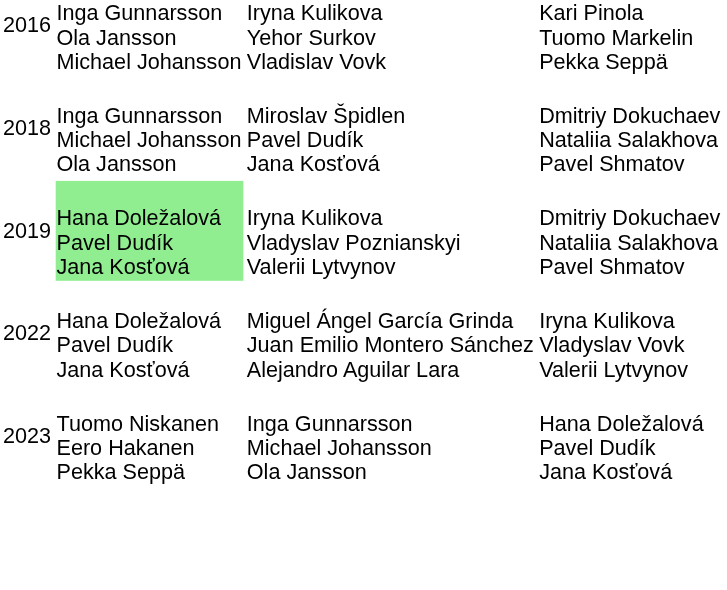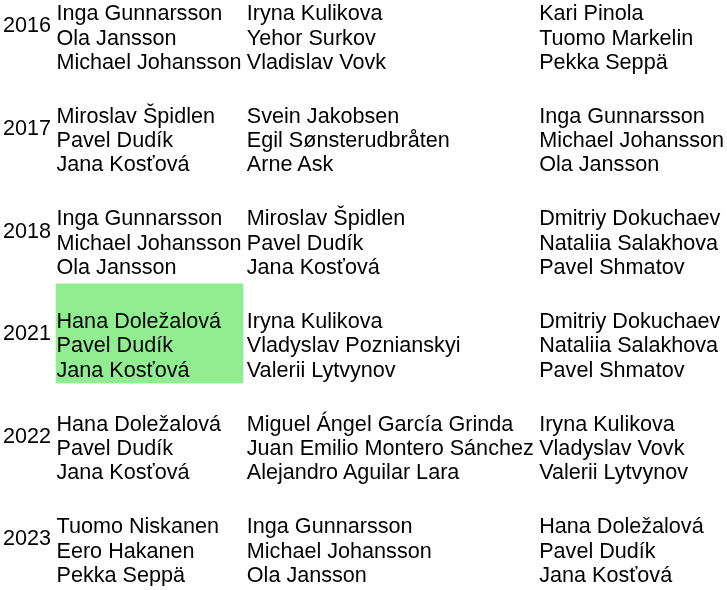+ row: (348, 140)
(27, 230) 2019 -> (27, 333) 2021
